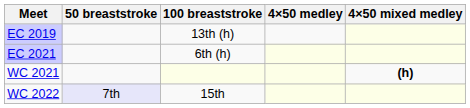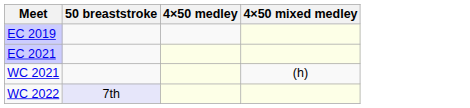- column: (213, 14)
(405, 73) bold -> (300, 73) normal
